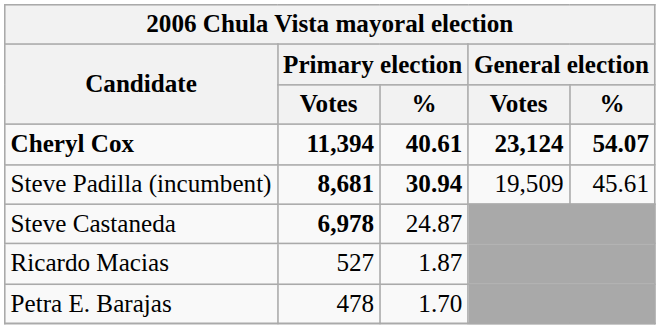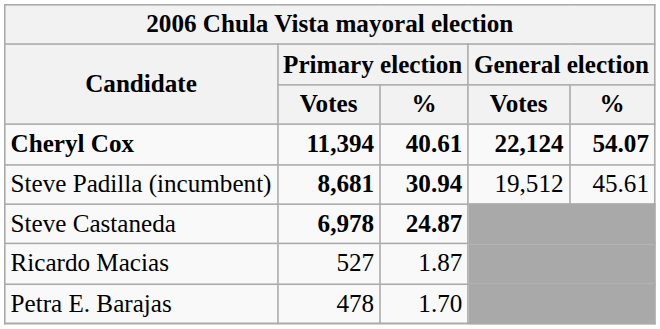(529, 143) 23,124 -> (529, 143) 22,124
(529, 183) 19,509 -> (529, 183) 19,512
(434, 223) normal -> (434, 223) bold
